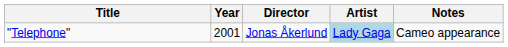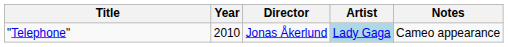(227, 32) 2001 -> (227, 32) 2010
